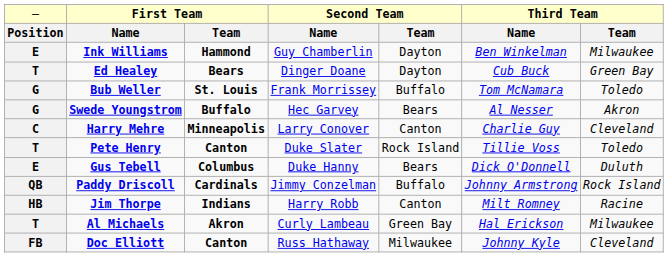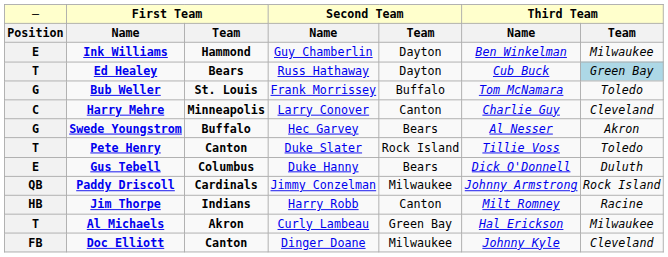(323, 71) Dinger Doane -> (323, 71) Russ Hathaway
(622, 71) no background -> (622, 71) lightblue background
rows swapped: (126, 128) <-> (126, 109)
(420, 186) Buffalo -> (420, 186) Milwaukee
(323, 243) Russ Hathaway -> (323, 243) Dinger Doane
